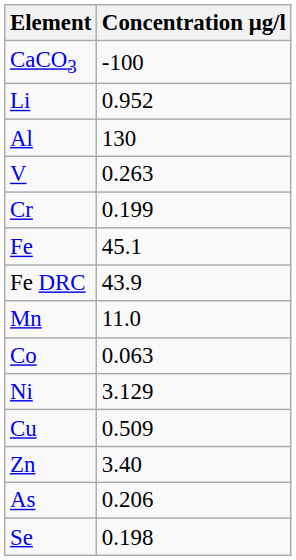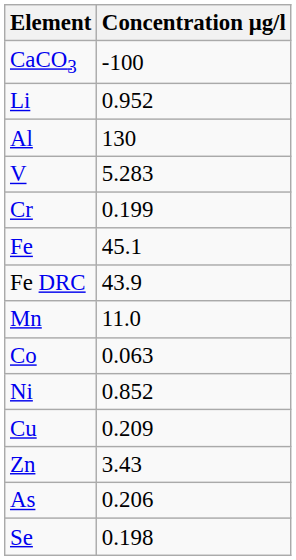(128, 173) 0.263 -> (128, 173) 5.283
(128, 391) 3.129 -> (128, 391) 0.852
(128, 427) 0.509 -> (128, 427) 0.209
(122, 464) 3.40 -> (122, 464) 3.43
